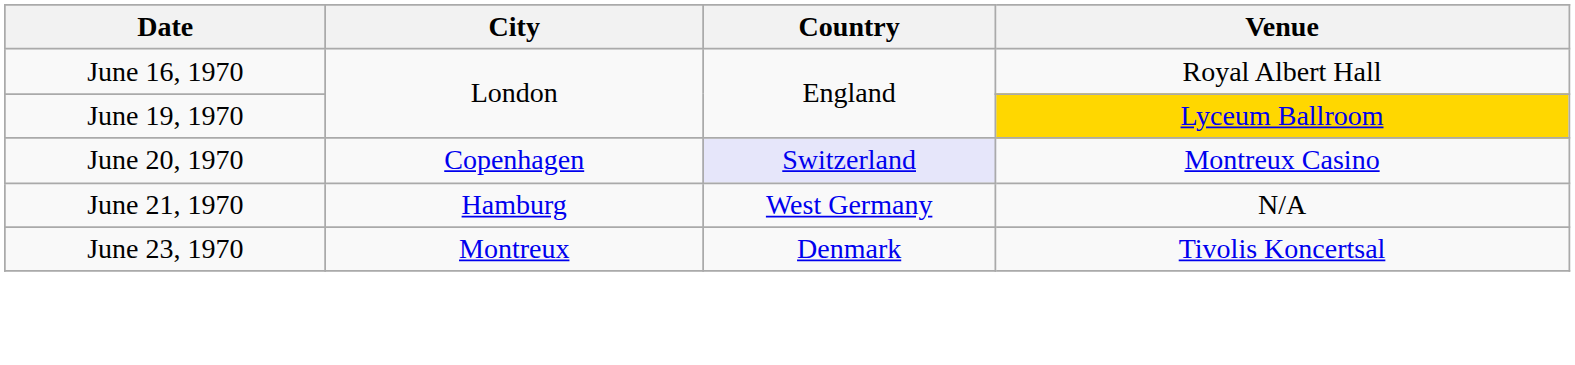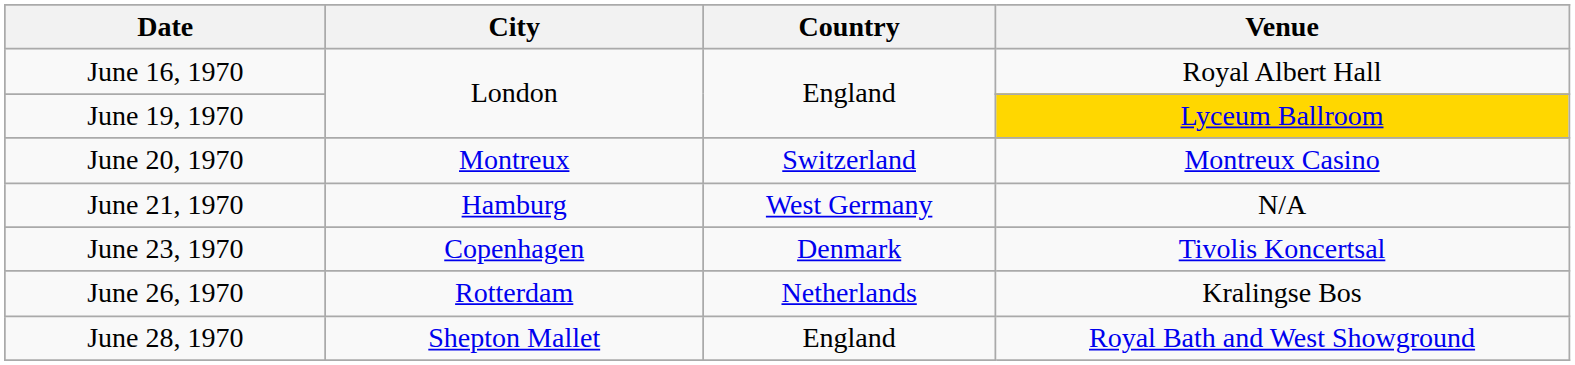(514, 159) Copenhagen -> (514, 159) Montreux
(849, 159) lavender background -> (849, 159) no background
(514, 248) Montreux -> (514, 248) Copenhagen
+ row: (165, 293)
+ row: (165, 337)
